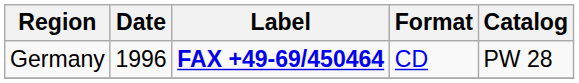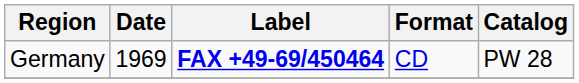(141, 59) 1996 -> (141, 59) 1969
